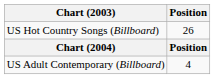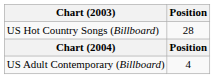(188, 30) 26 -> (188, 30) 28
